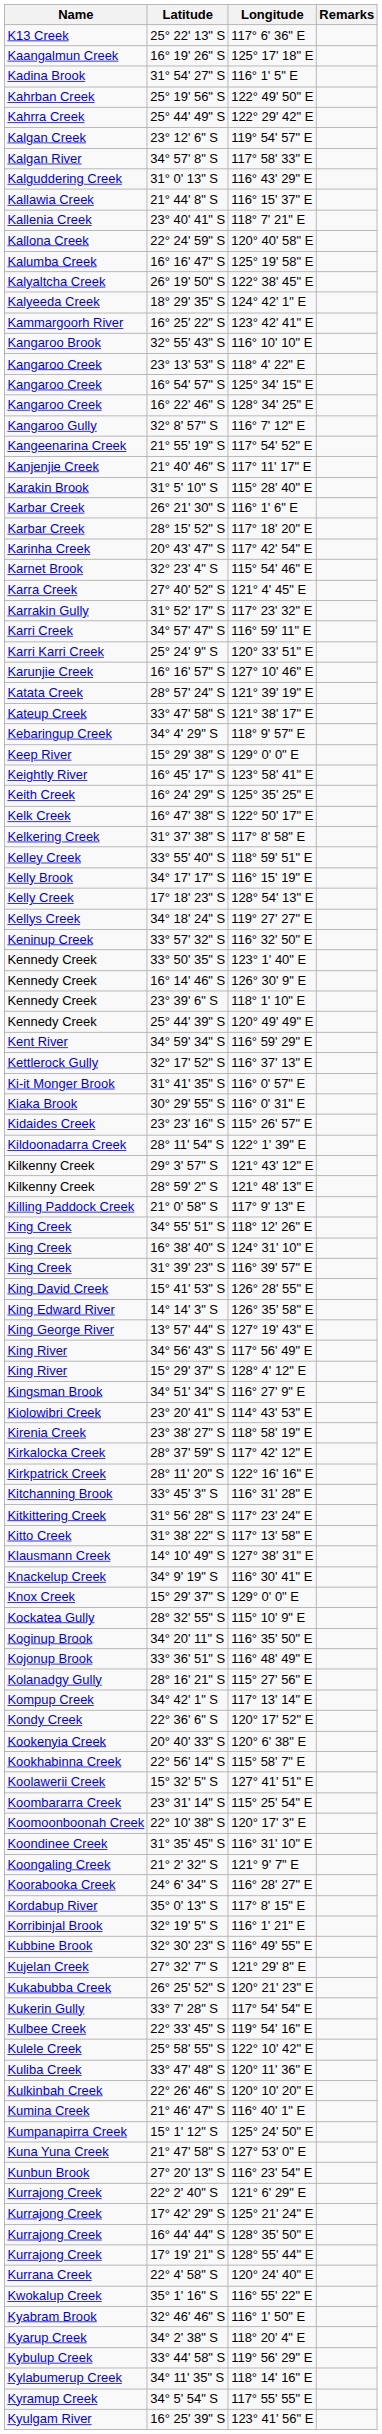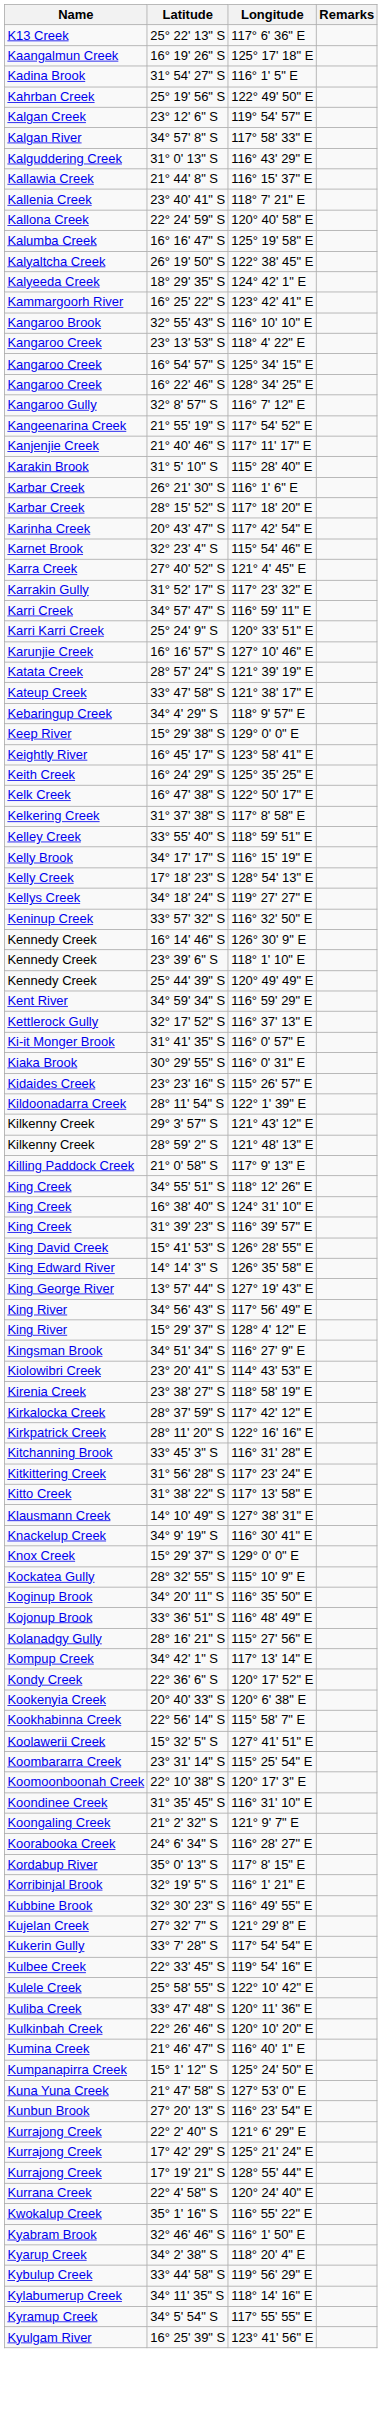- row: (188, 117)
- row: (188, 960)
- row: (188, 1987)
- row: (188, 2234)
